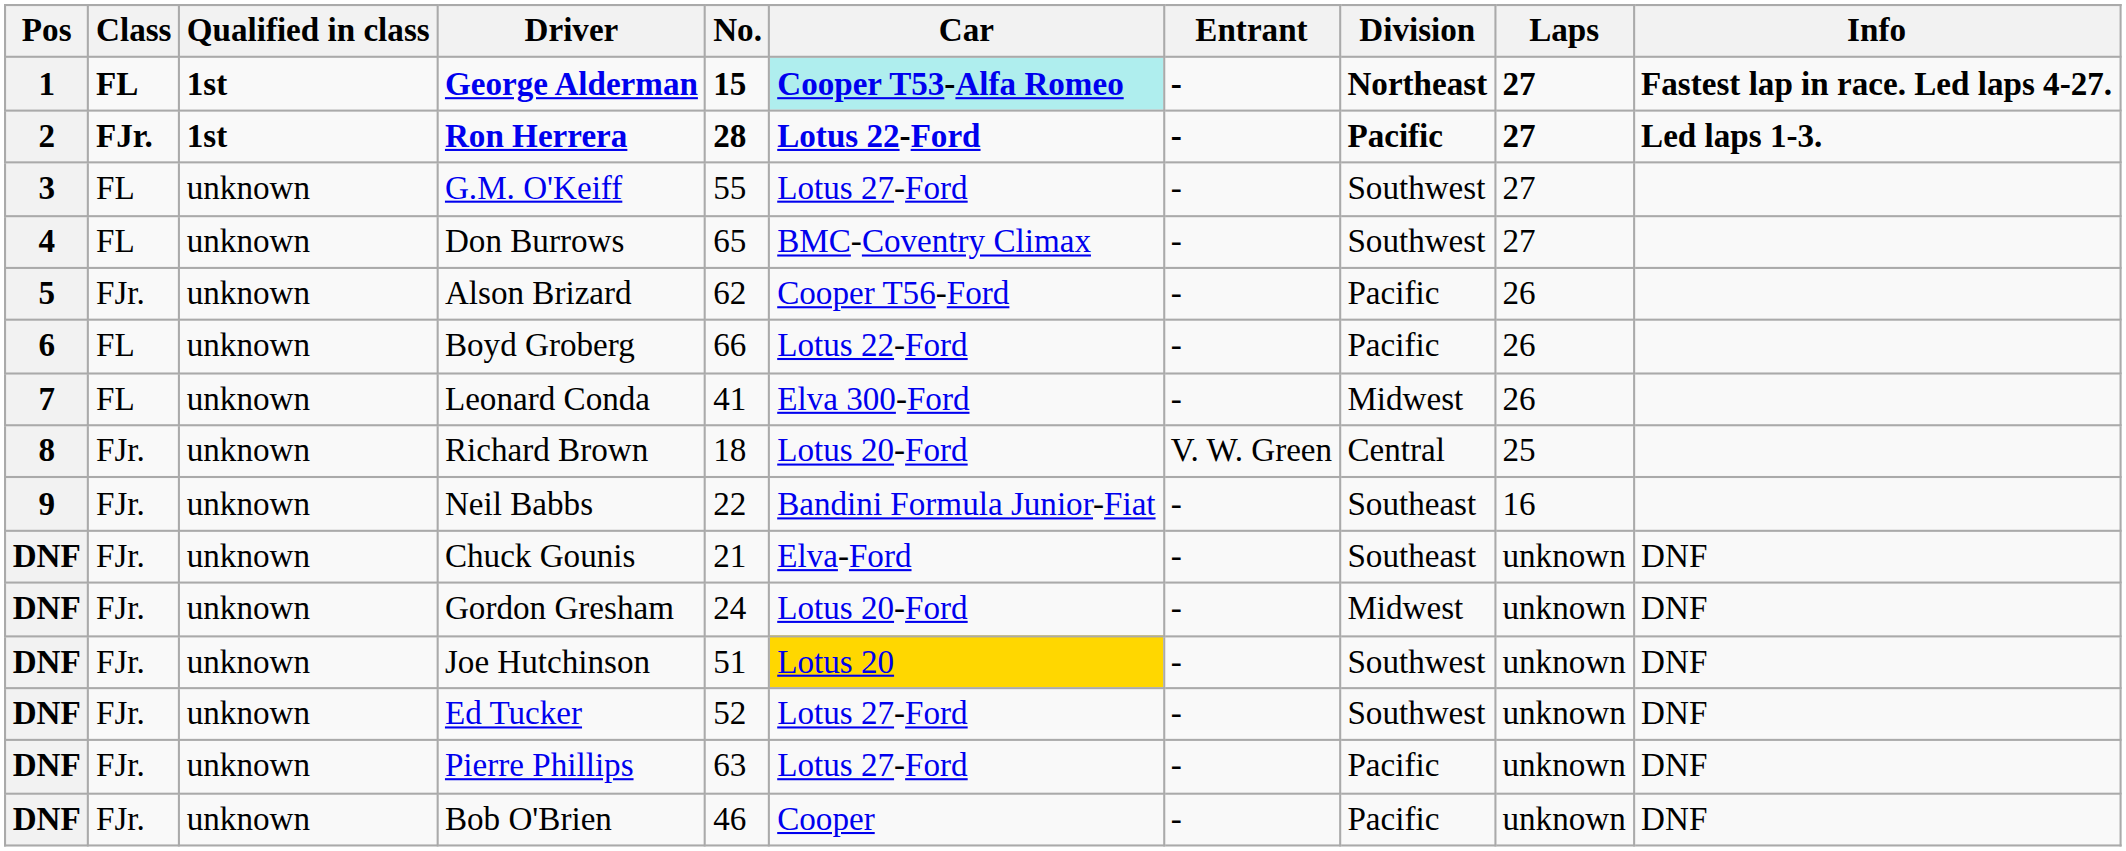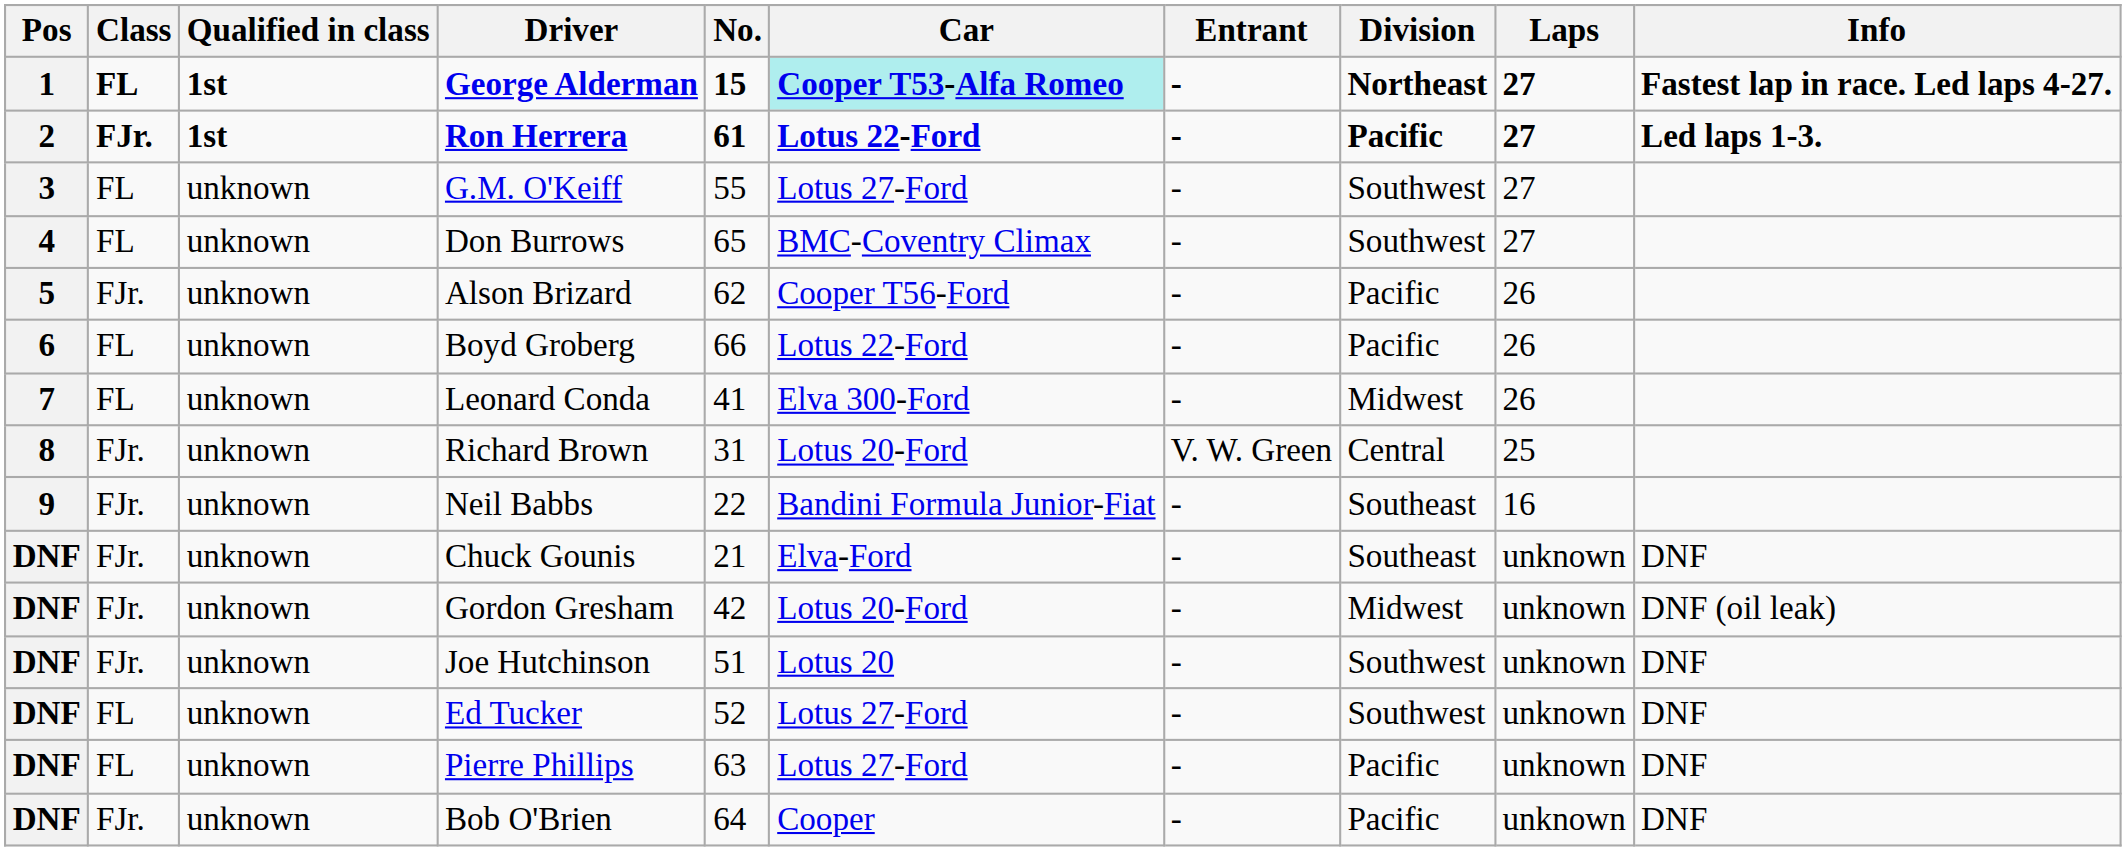(730, 135) 28 -> (730, 135) 61
(730, 450) 18 -> (730, 450) 31
(730, 608) 24 -> (730, 608) 42
(1674, 608) DNF -> (1739, 608) DNF (oil leak)
(836, 661) gold background -> (836, 661) no background
(120, 713) FJr. -> (115, 713) FL
(120, 766) FJr. -> (115, 766) FL
(730, 818) 46 -> (730, 818) 64
